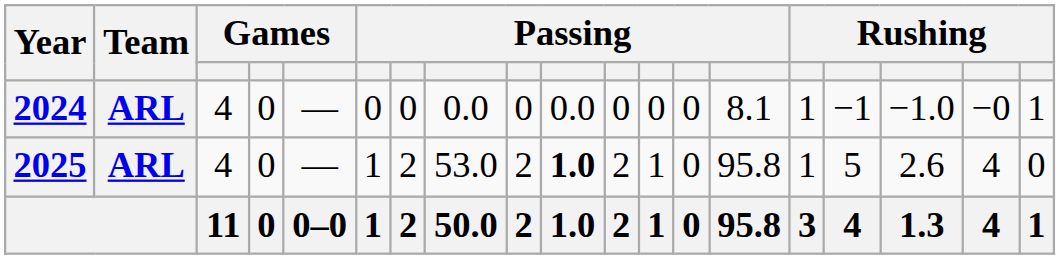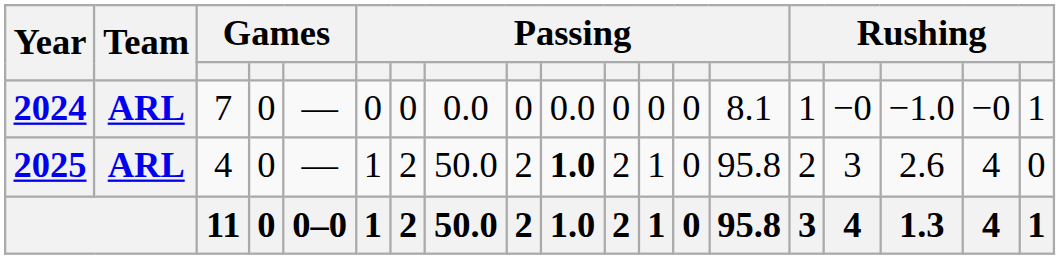(223, 108) 4 -> (223, 108) 7
(852, 108) −1 -> (852, 108) −0
(466, 165) 53.0 -> (466, 165) 50.0
(807, 165) 1 -> (807, 165) 2
(852, 165) 5 -> (852, 165) 3
